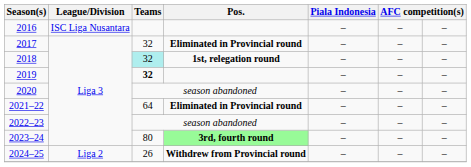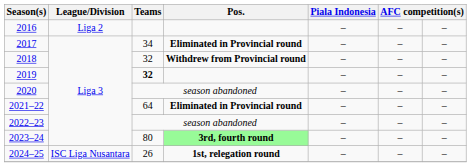(90, 28) ISC Liga Nusantara -> (90, 28) Liga 2
(148, 43) 32 -> (148, 43) 34
(148, 59) paleturquoise background -> (148, 59) no background
(236, 59) 1st, relegation round -> (236, 59) Withdrew from Provincial round
(90, 153) Liga 2 -> (90, 153) ISC Liga Nusantara
(236, 153) Withdrew from Provincial round -> (236, 153) 1st, relegation round
